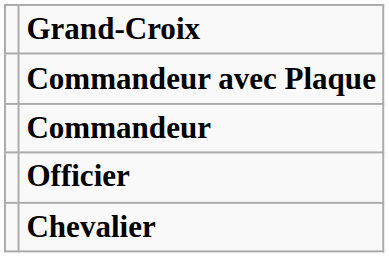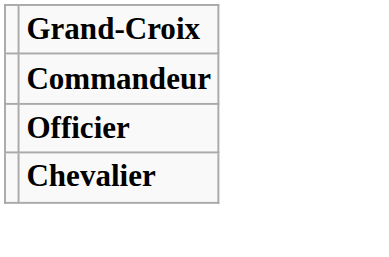- row: (201, 78)
